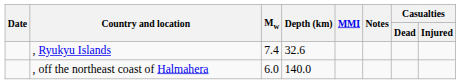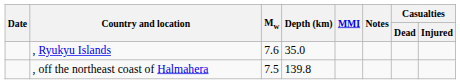(272, 50) 7.4 -> (272, 50) 7.6
(295, 50) 32.6 -> (295, 50) 35.0
(272, 69) 6.0 -> (272, 69) 7.5
(298, 69) 140.0 -> (298, 69) 139.8
